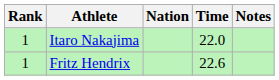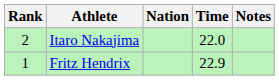(25, 39) 1 -> (25, 39) 2
(212, 63) 22.6 -> (212, 63) 22.9
